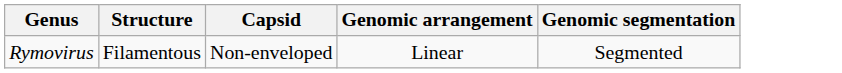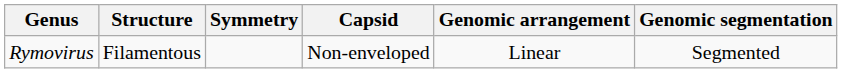+ column: (254, 20)
